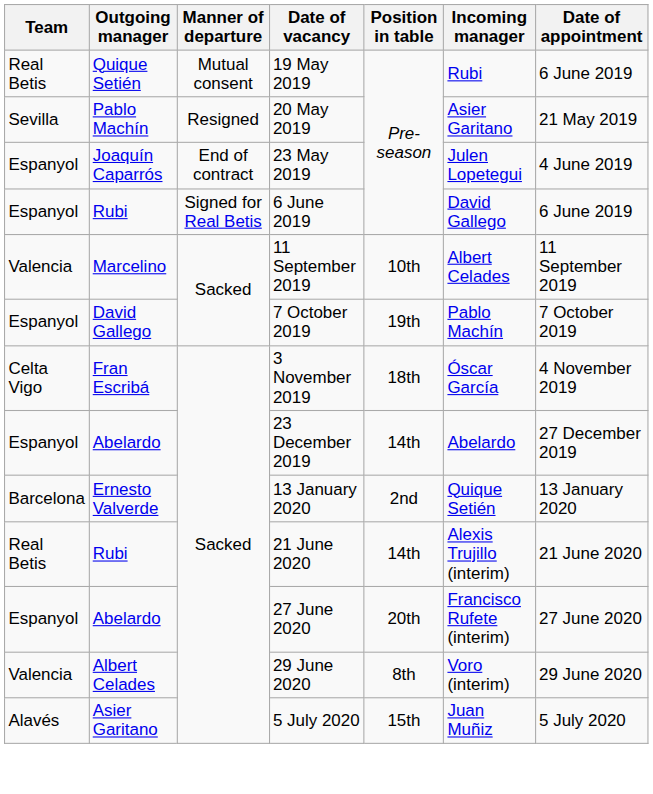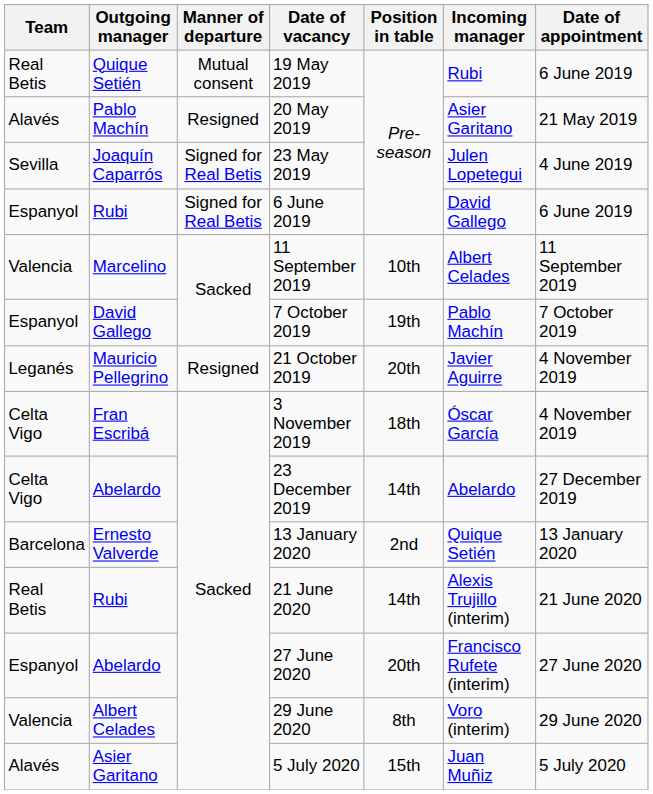(33, 119) Sevilla -> (34, 119) Alavés
(43, 165) Espanyol -> (33, 165) Sevilla
(223, 165) End of contract -> (223, 165) Signed for Real Betis
+ row: (315, 368)
(43, 443) Espanyol -> (28, 488) Celta Vigo
